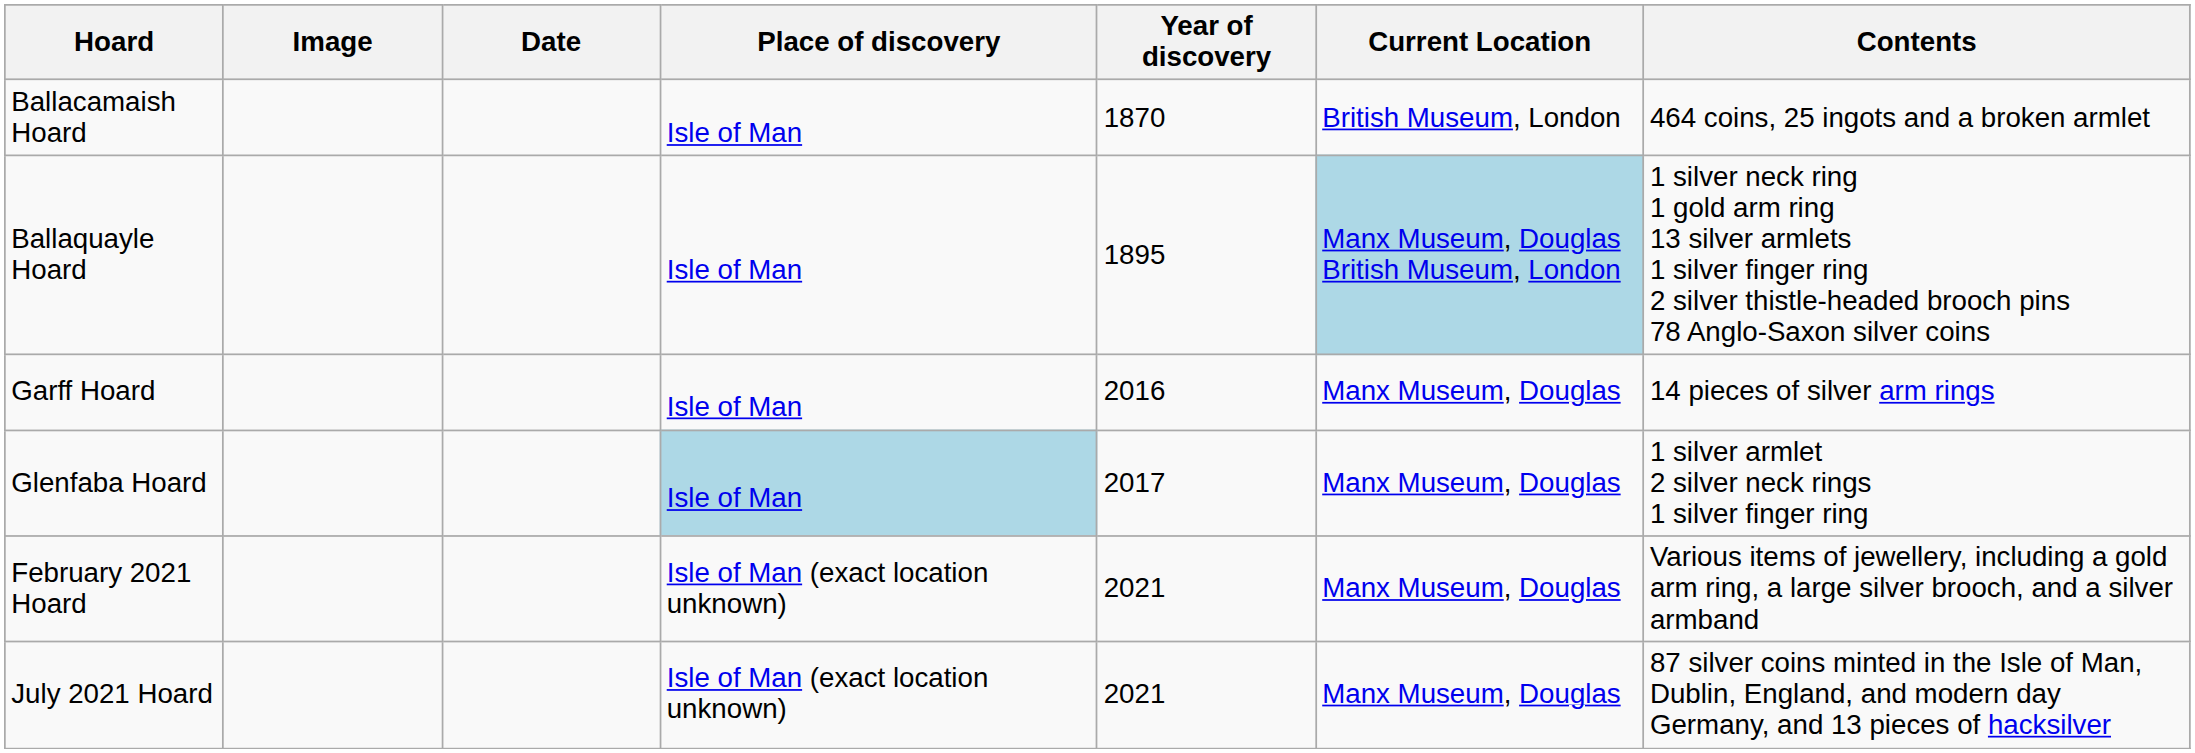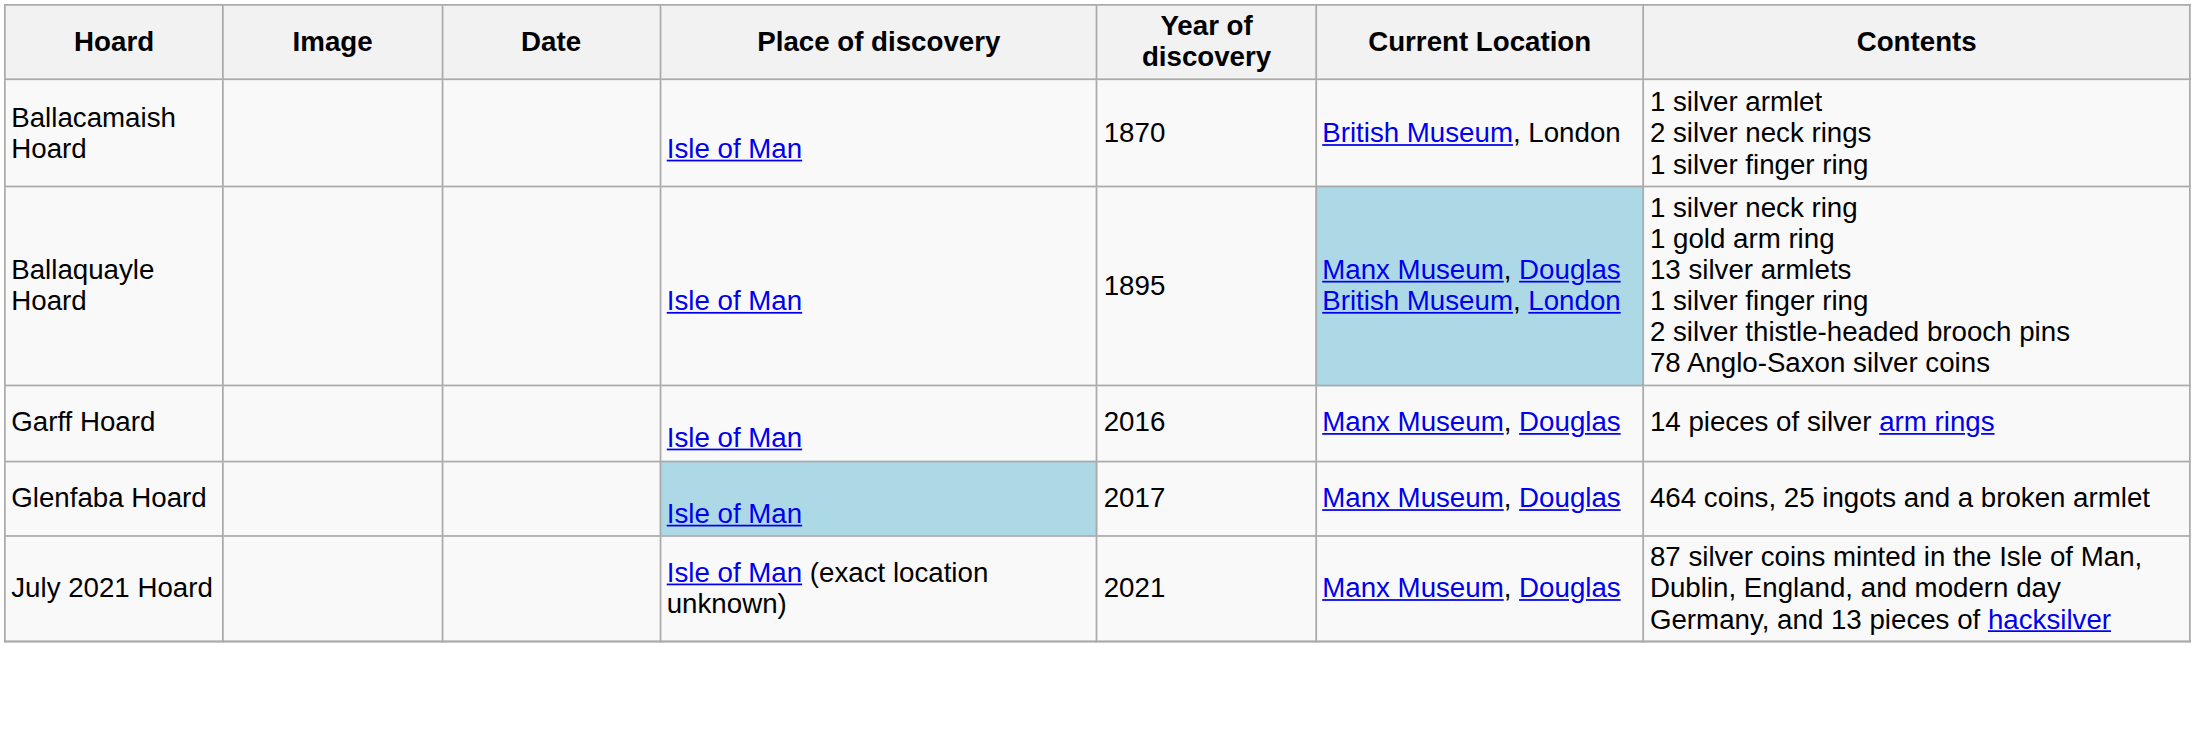(1900, 117) 464 coins, 25 ingots and a broken armlet -> (1761, 132) 1 silver armlet 2 silver neck rings 1 silver finger ring
(1761, 482) 1 silver armlet 2 silver neck rings 1 silver finger ring -> (1900, 497) 464 coins, 25 ingots and a broken armlet
- row: (101, 588)
